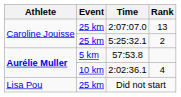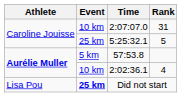(91, 27) 25 km -> (91, 27) 10 km
(162, 27) 13 -> (163, 27) 31
(162, 41) 2 -> (163, 41) 5
(91, 85) normal -> (92, 85) bold
